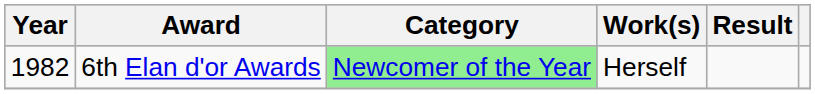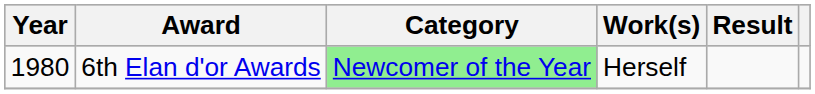(40, 66) 1982 -> (40, 66) 1980
